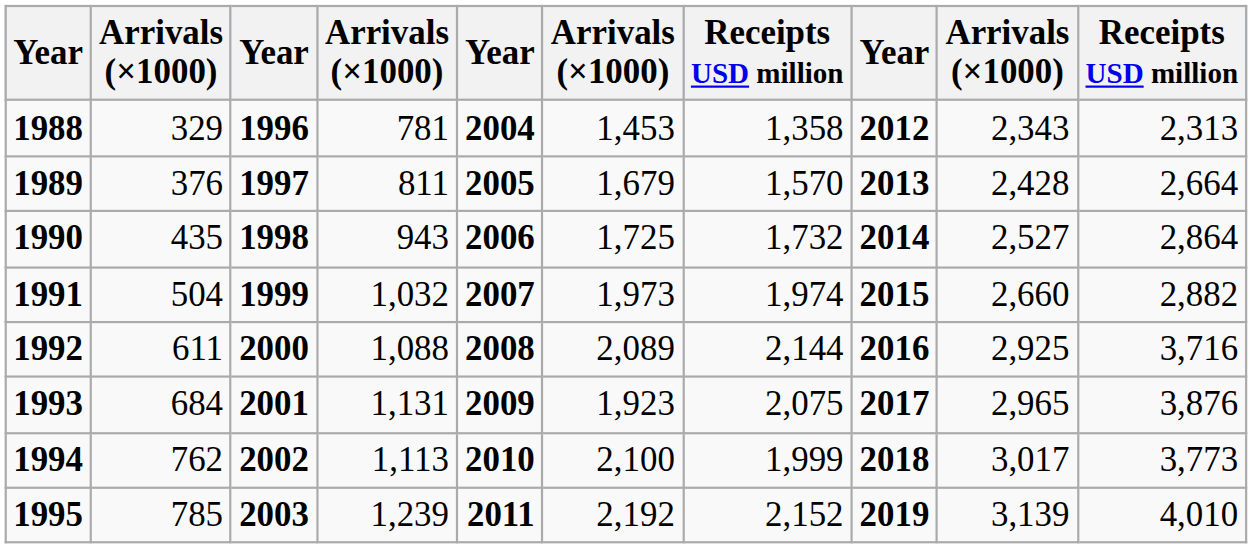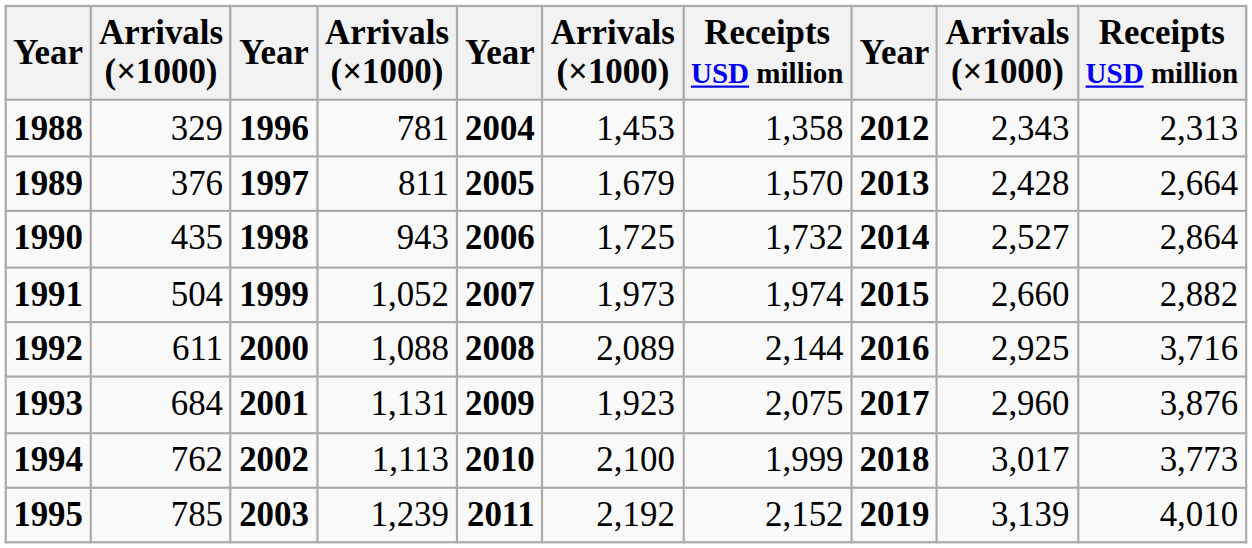(410, 293) 1,032 -> (410, 293) 1,052
(1030, 404) 2,965 -> (1030, 404) 2,960
